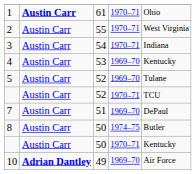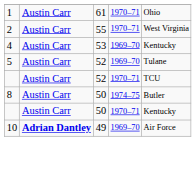(49, 12) bold -> (46, 12) normal
- row: (9, 45)
- row: (9, 111)
